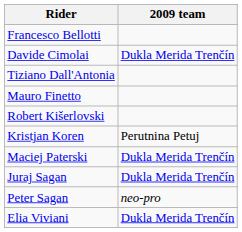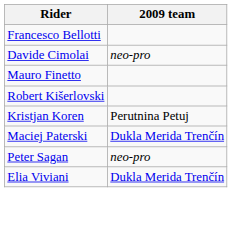(178, 55) Dukla Merida Trenčín -> (130, 55) neo-pro
- row: (61, 75)
- row: (37, 177)
